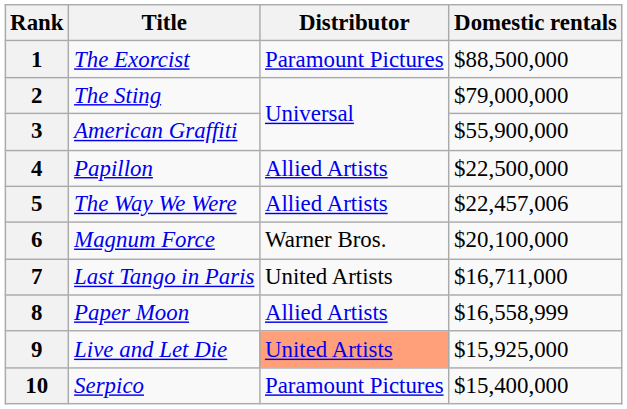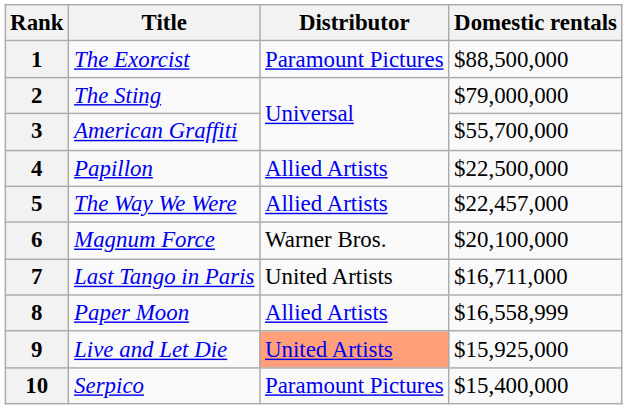(511, 131) $55,900,000 -> (511, 131) $55,700,000
(511, 204) $22,457,006 -> (511, 204) $22,457,000
